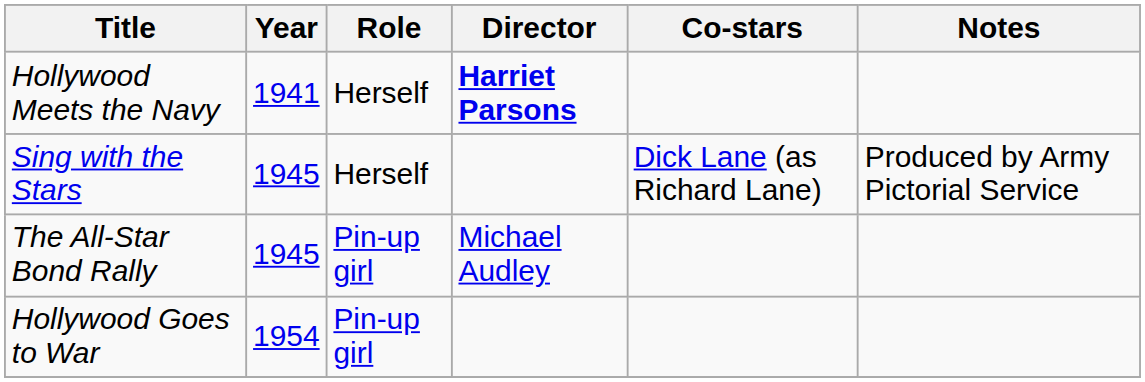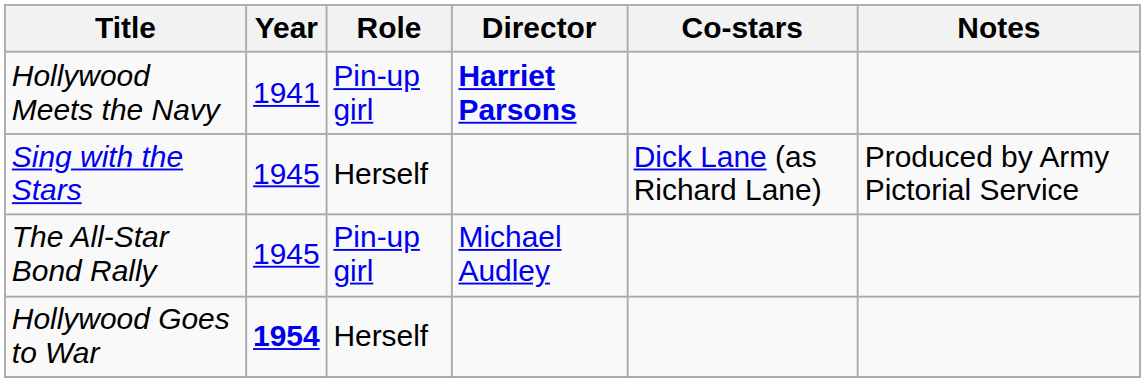(381, 92) Herself -> (377, 92) Pin-up girl
(286, 335) normal -> (286, 335) bold
(377, 335) Pin-up girl -> (381, 335) Herself
